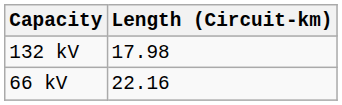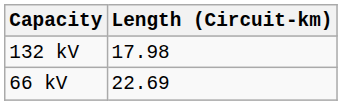(141, 84) 22.16 -> (141, 84) 22.69
